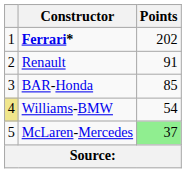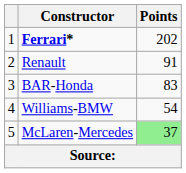(170, 85) 85 -> (170, 85) 83
(11, 109) khaki background -> (11, 109) no background
